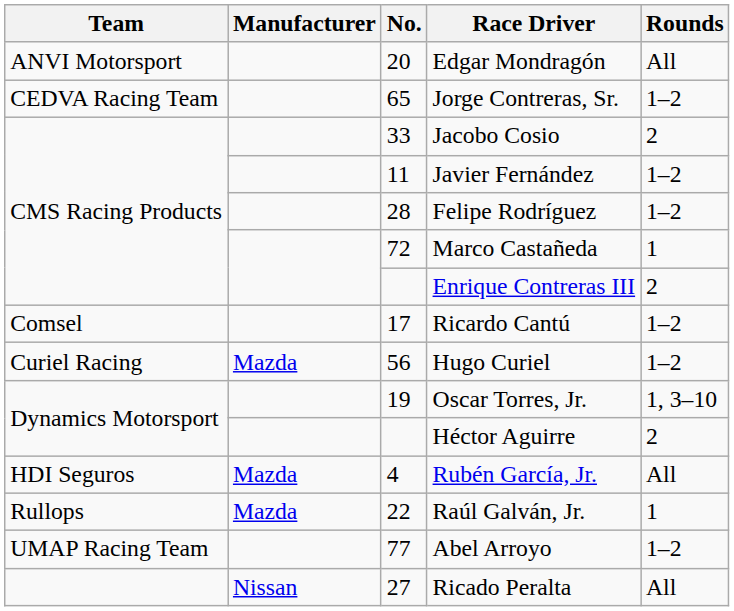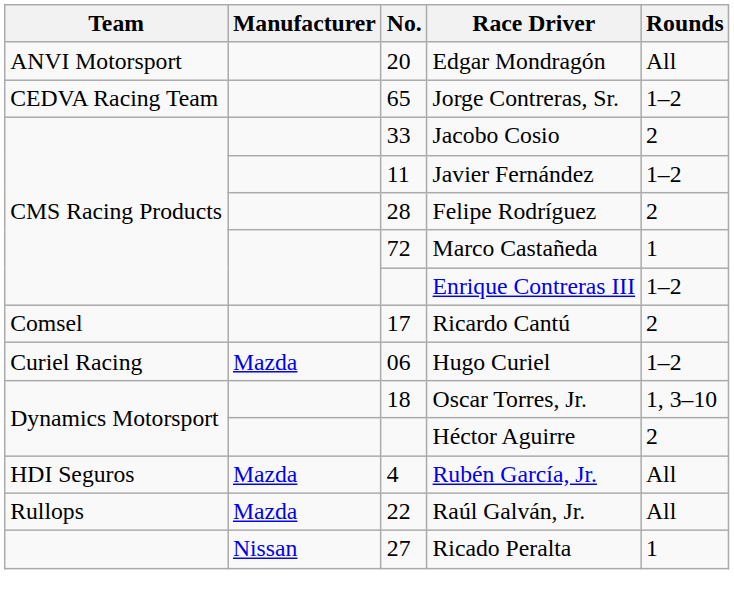(664, 211) 1–2 -> (652, 211) 2
(652, 286) 2 -> (664, 286) 1–2
(664, 323) 1–2 -> (652, 323) 2
(399, 361) 56 -> (399, 361) 06
(399, 398) 19 -> (399, 398) 18
(652, 511) 1 -> (661, 511) All
- row: (492, 549)
(661, 586) All -> (652, 549) 1
